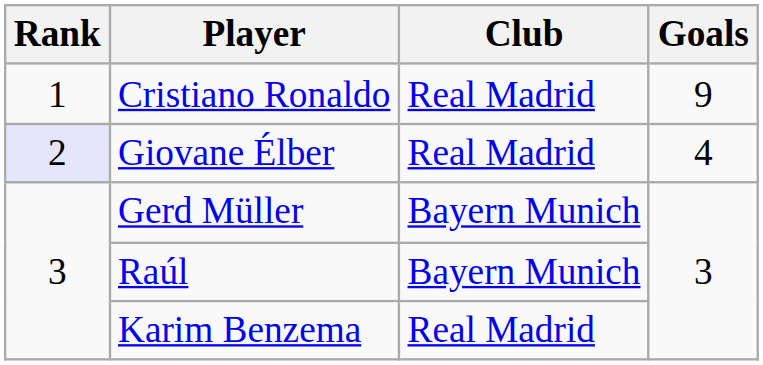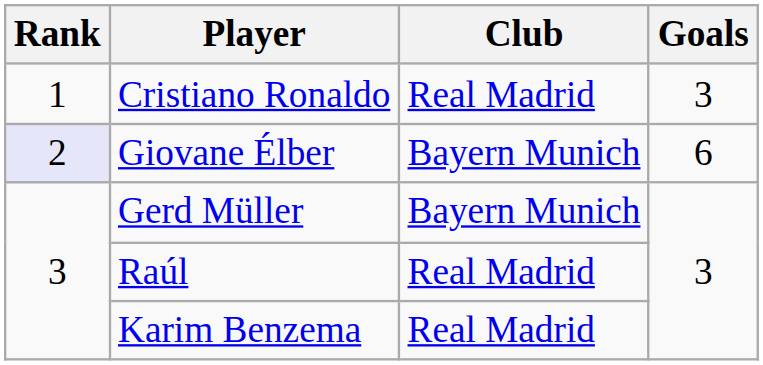(703, 93) 9 -> (703, 93) 3
(501, 152) Real Madrid -> (524, 152) Bayern Munich
(703, 152) 4 -> (703, 152) 6
(524, 270) Bayern Munich -> (501, 270) Real Madrid
